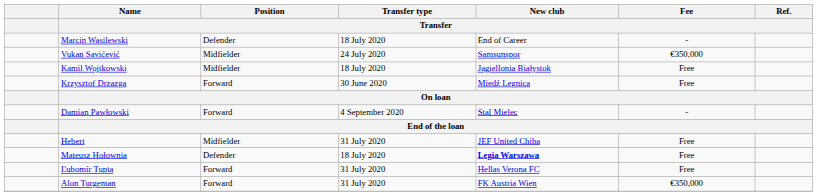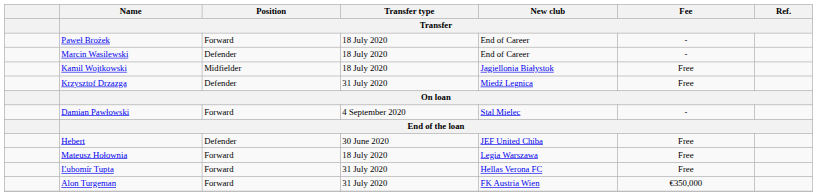+ row: (86, 39)
- row: (90, 54)
(218, 83) Forward -> (220, 83) Defender
(364, 83) 30 June 2020 -> (365, 83) 31 July 2020
(222, 140) Midfielder -> (220, 140) Defender
(363, 140) 31 July 2020 -> (366, 140) 30 June 2020
(219, 154) Defender -> (219, 154) Forward
(508, 154) bold -> (509, 154) normal
